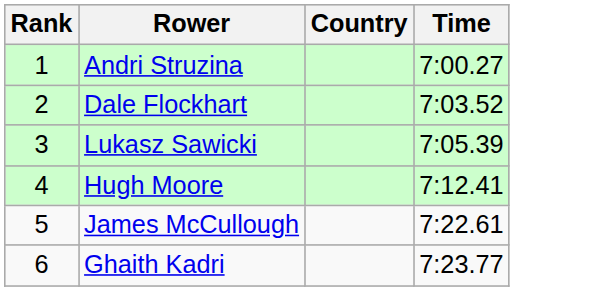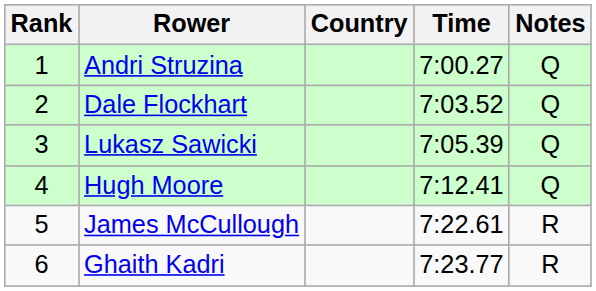+ column: (550, 24)
